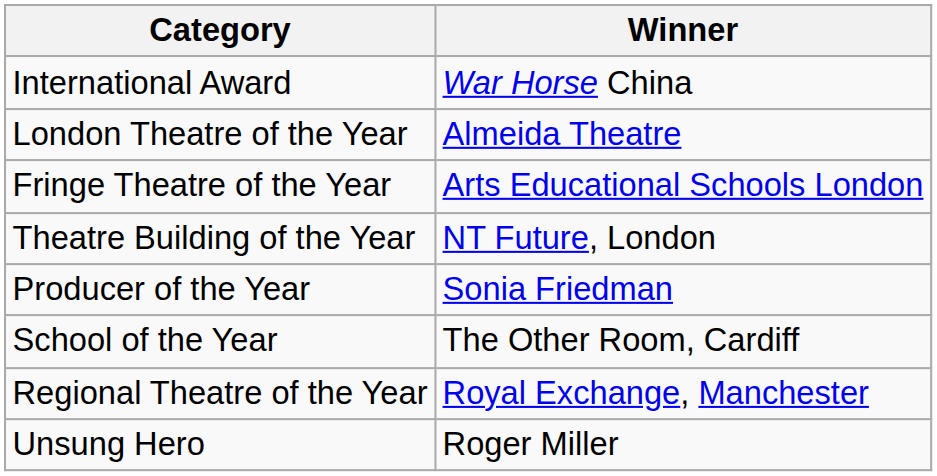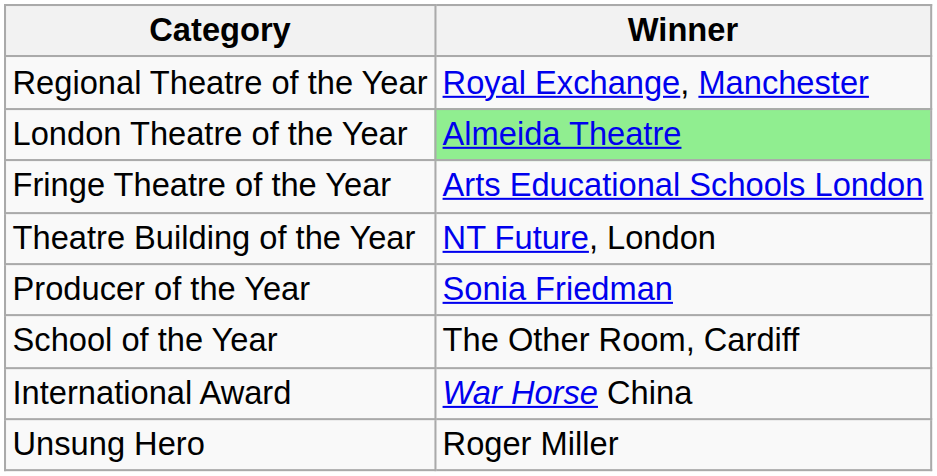rows swapped: (220, 392) <-> (152, 82)
(562, 133) no background -> (562, 133) lightgreen background
